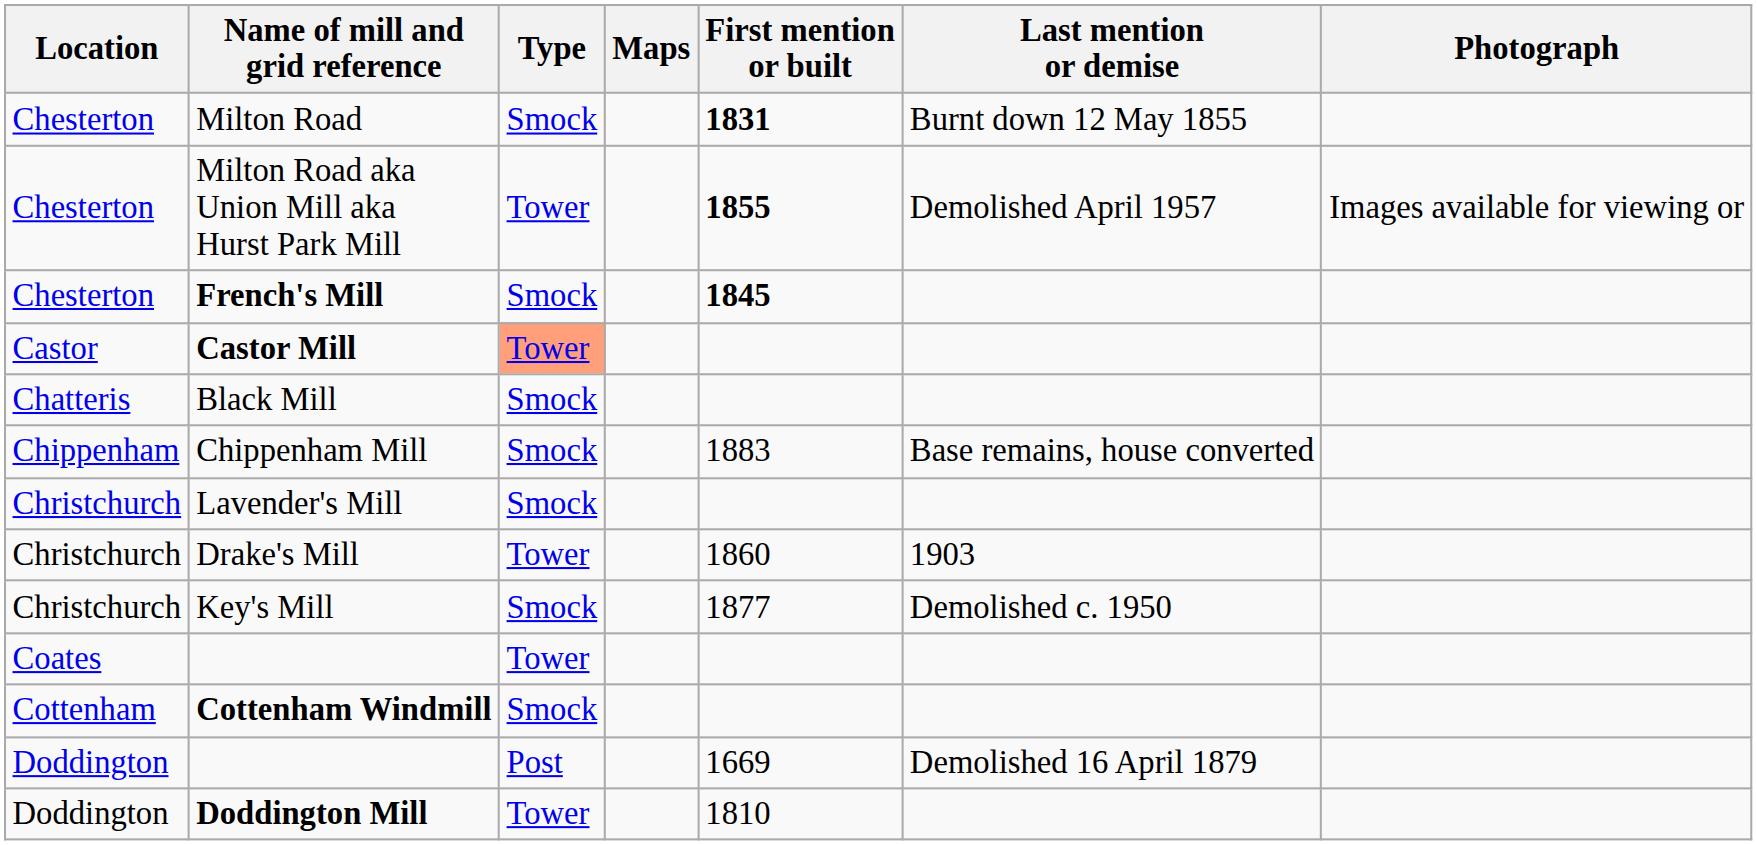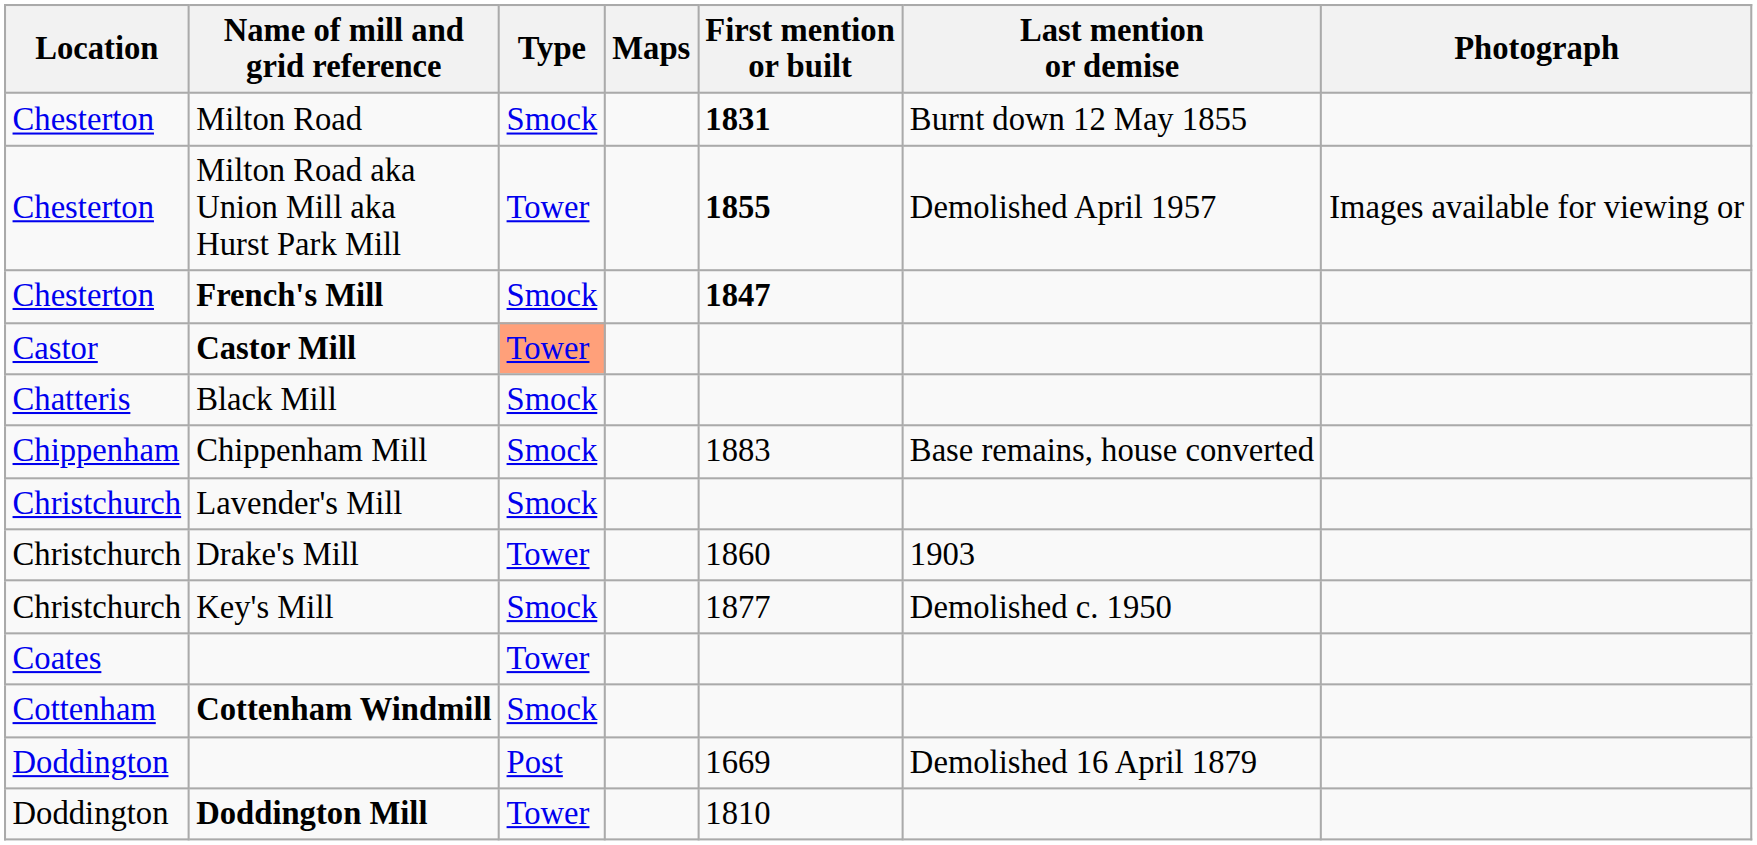(738, 295) 1845 -> (738, 295) 1847
